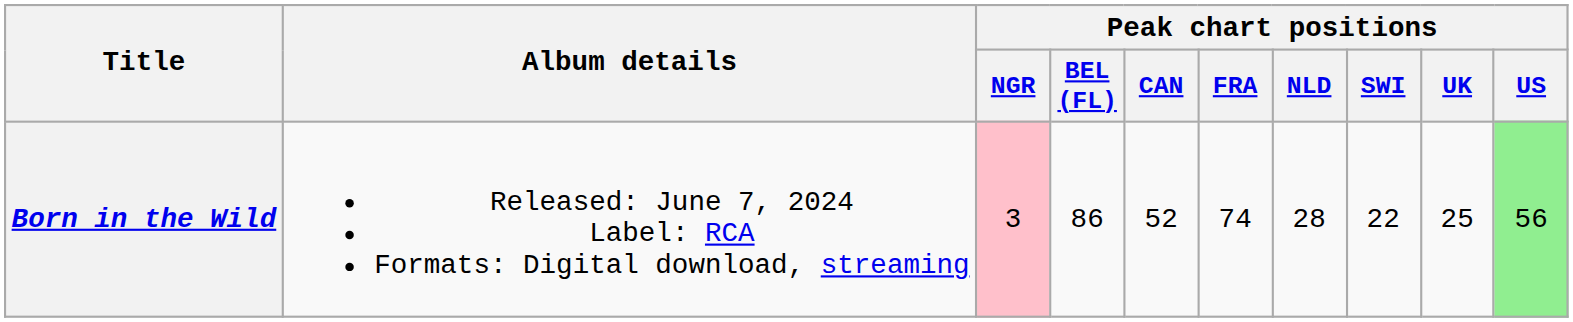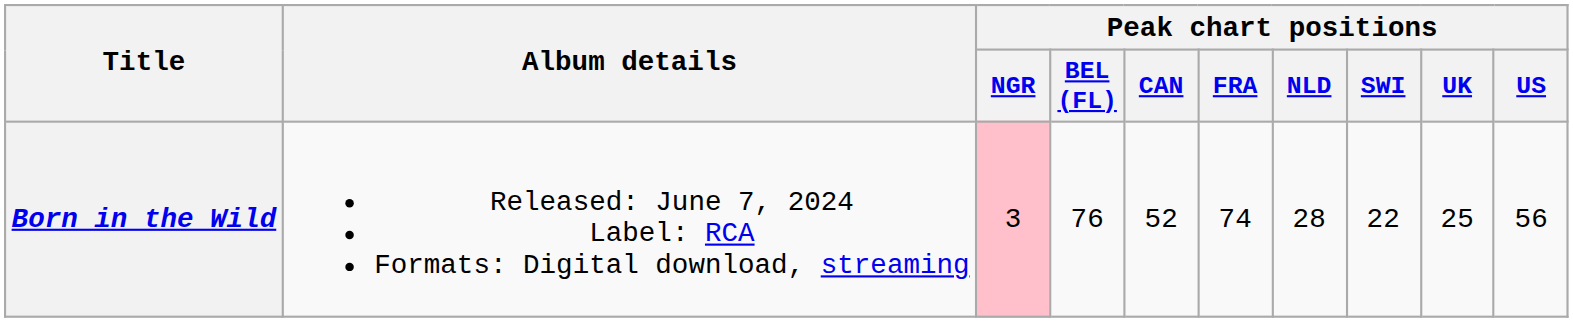(1087, 219) 86 -> (1087, 219) 76
(1531, 219) lightgreen background -> (1531, 219) no background
